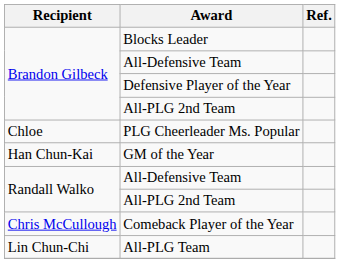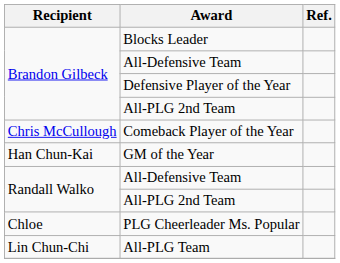rows swapped: (25, 131) <-> (62, 223)
